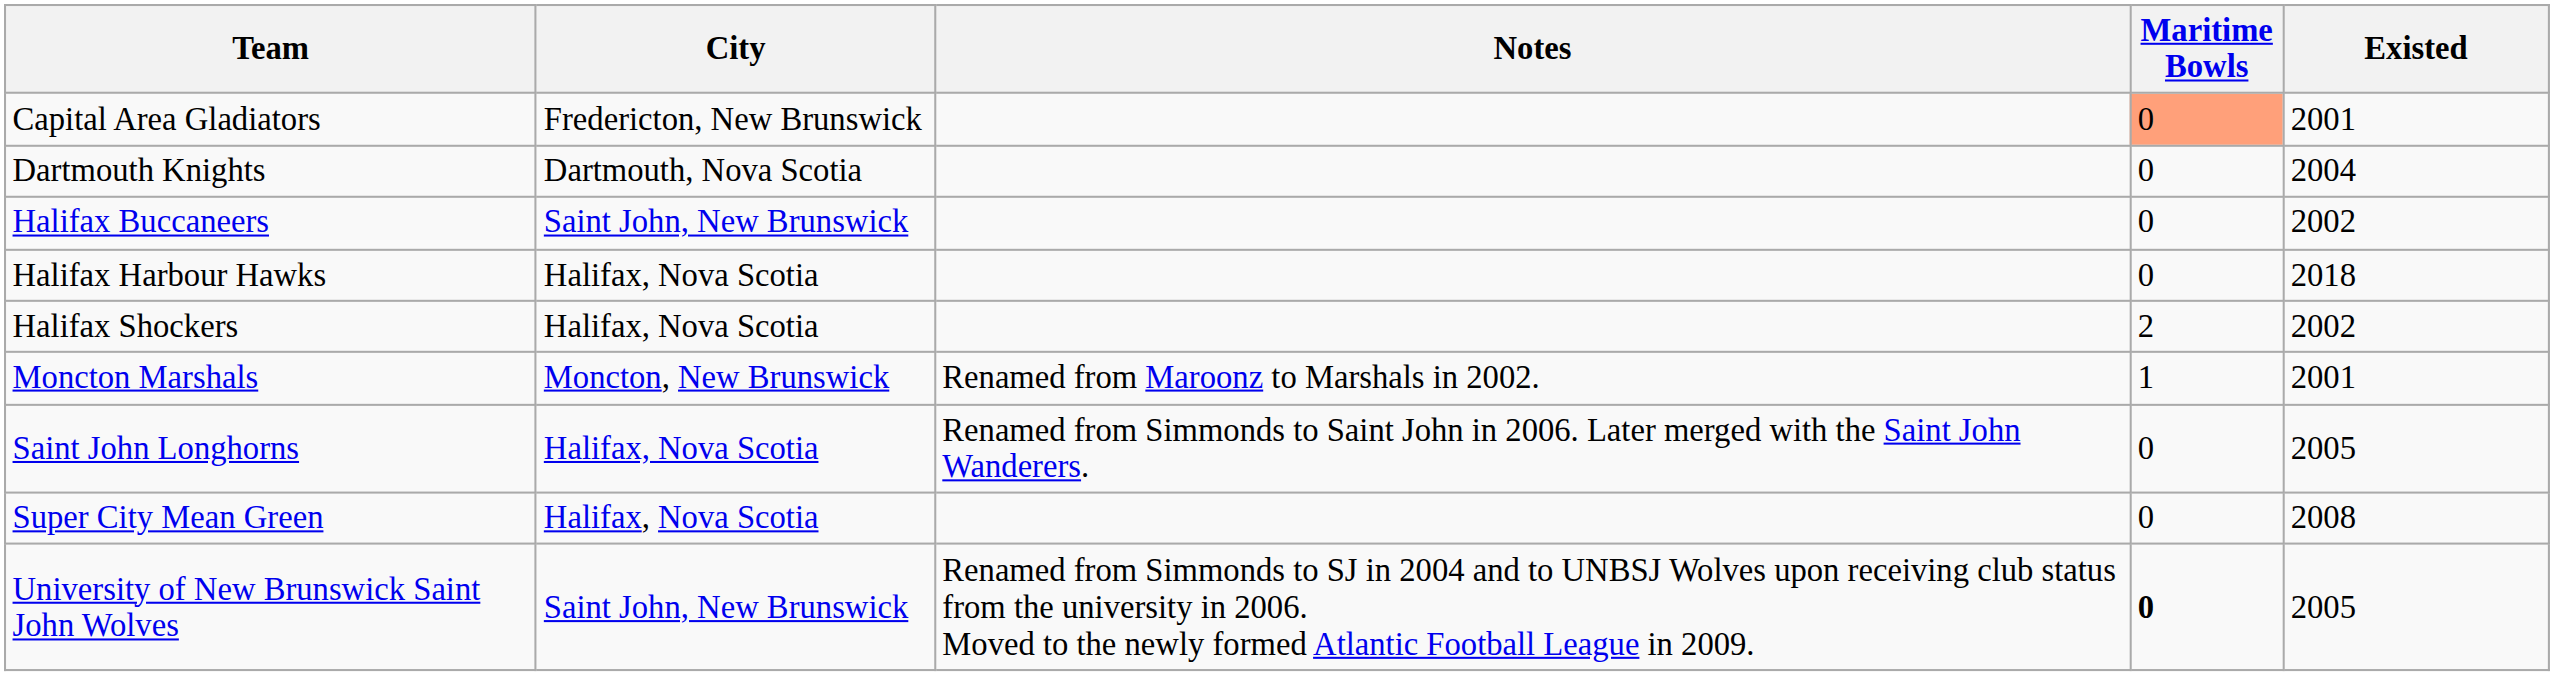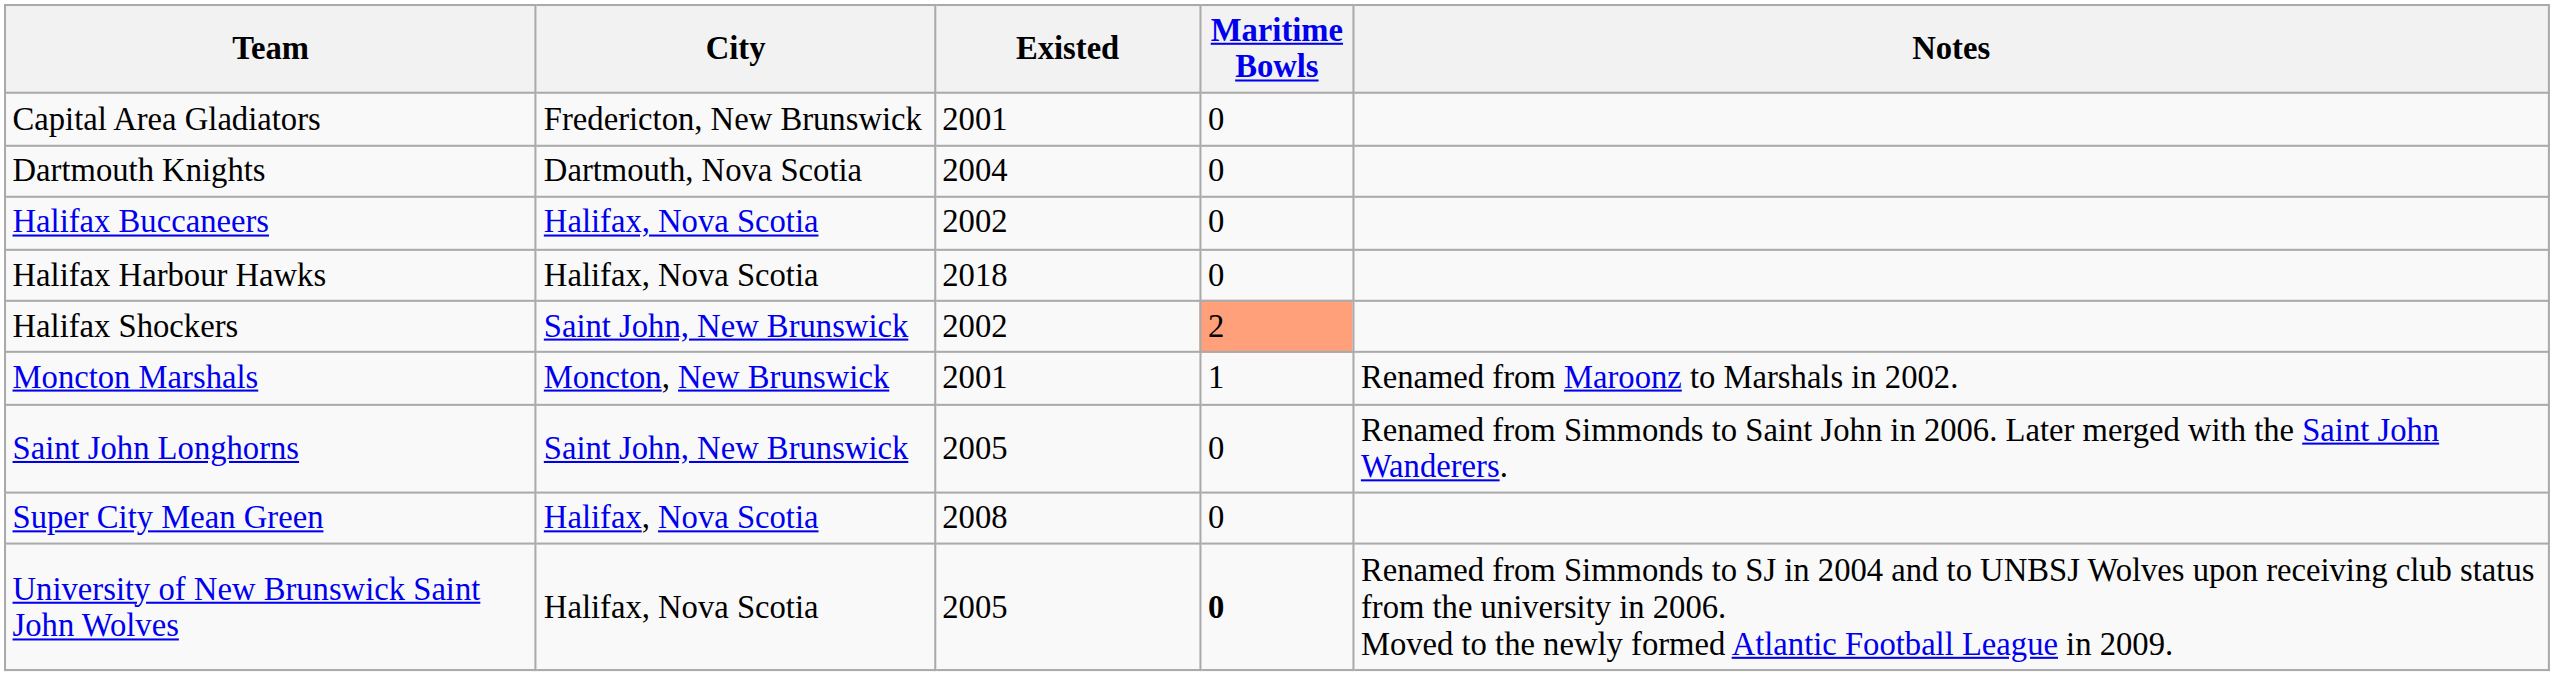columns swapped: (2416, 48) <-> (1533, 48)
(2146, 118) lightsalmon background -> (1216, 118) no background
(726, 222) Saint John, New Brunswick -> (681, 222) Halifax, Nova Scotia
(681, 325) Halifax, Nova Scotia -> (726, 325) Saint John, New Brunswick
(2146, 325) no background -> (1216, 325) lightsalmon background
(681, 447) Halifax, Nova Scotia -> (726, 447) Saint John, New Brunswick
(726, 606) Saint John, New Brunswick -> (681, 606) Halifax, Nova Scotia
